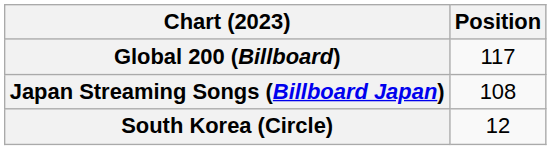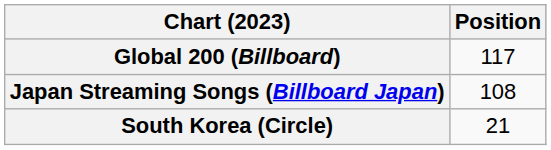(498, 126) 12 -> (498, 126) 21
